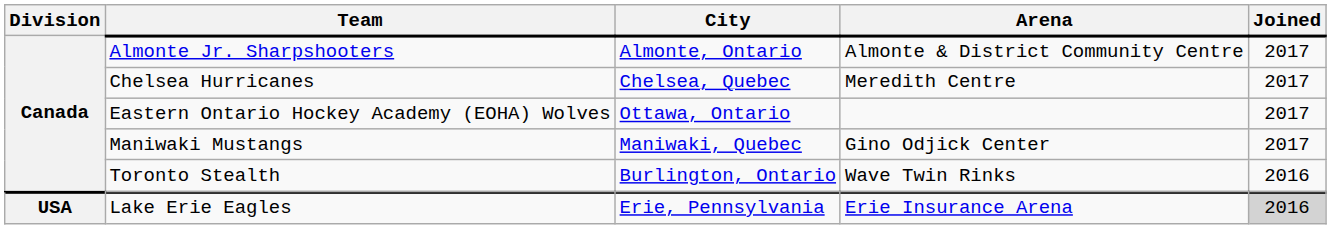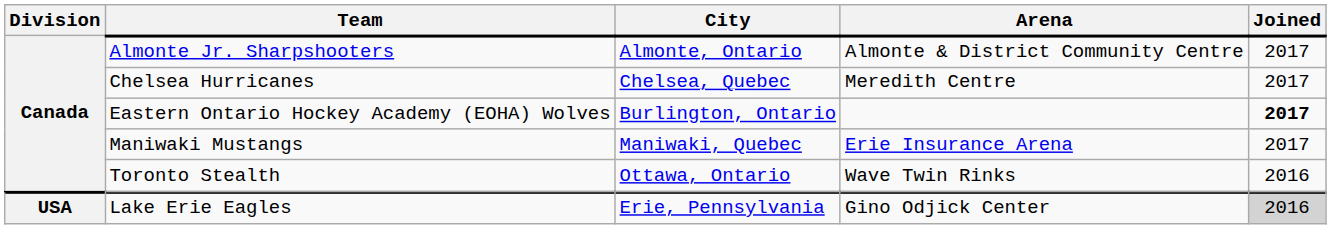(705, 114) Ottawa, Ontario -> (728, 114) Burlington, Ontario
(1287, 114) normal -> (1287, 114) bold
(948, 145) Gino Odjick Center -> (959, 145) Erie Insurance Arena
(728, 176) Burlington, Ontario -> (705, 176) Ottawa, Ontario
(959, 208) Erie Insurance Arena -> (948, 208) Gino Odjick Center
